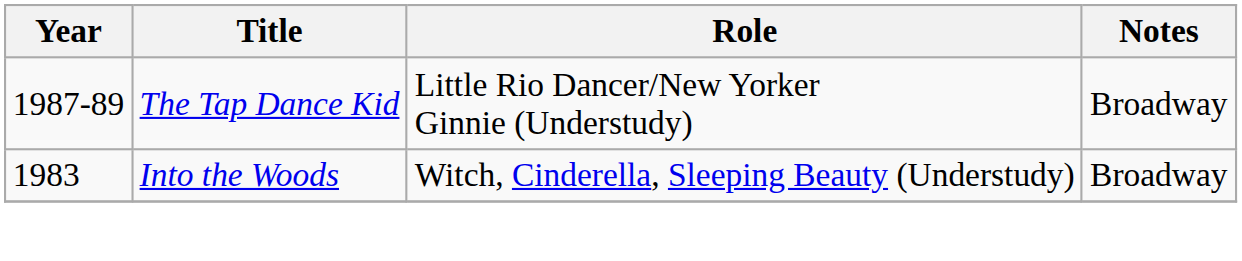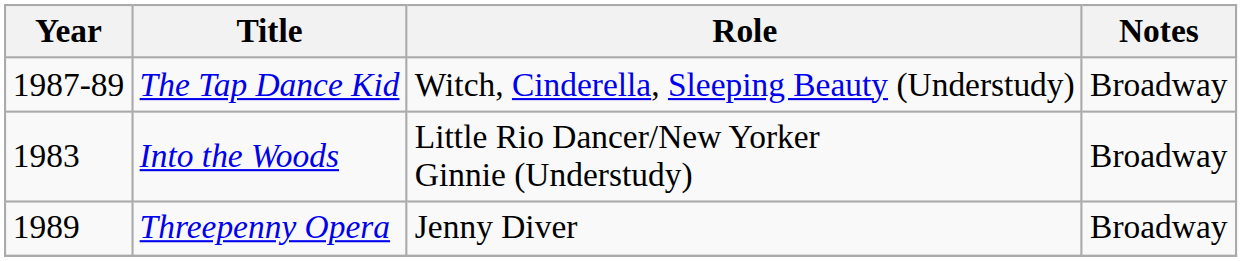(617, 102) Little Rio Dancer/New Yorker Ginnie (Understudy) -> (745, 84) Witch, Cinderella, Sleeping Beauty (Understudy)
(745, 174) Witch, Cinderella, Sleeping Beauty (Understudy) -> (617, 155) Little Rio Dancer/New Yorker Ginnie (Understudy)
+ row: (265, 227)
